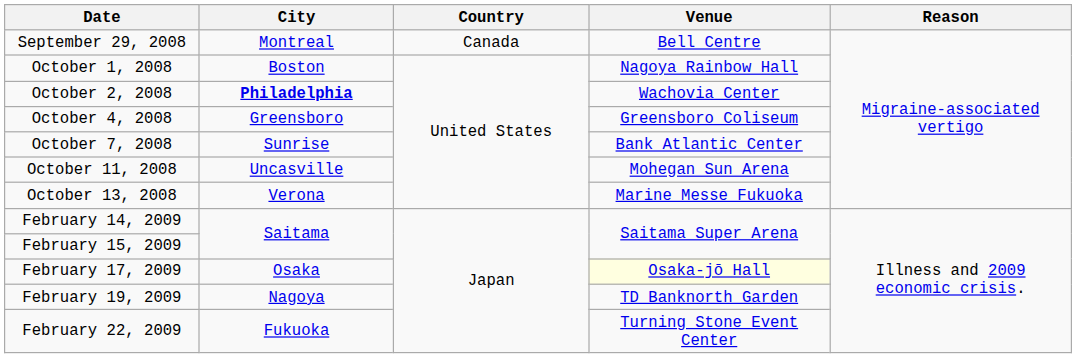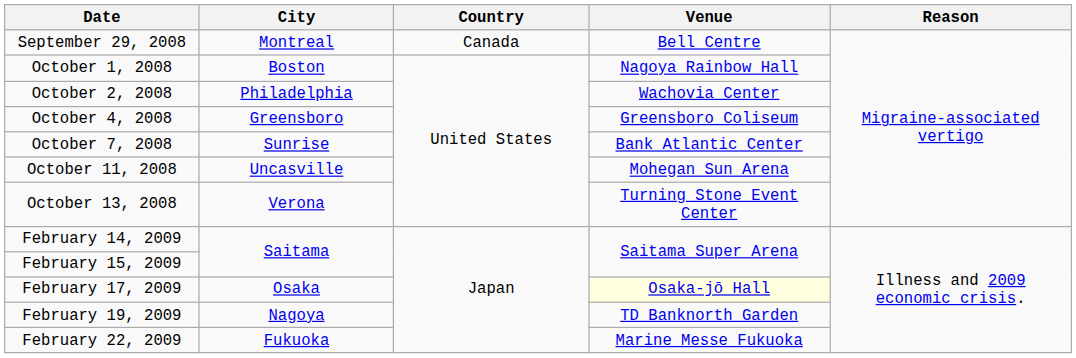(297, 94) bold -> (297, 94) normal
(709, 195) Marine Messe Fukuoka -> (709, 204) Turning Stone Event Center
(709, 331) Turning Stone Event Center -> (709, 340) Marine Messe Fukuoka
